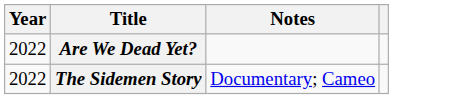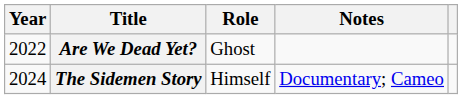+ column: (240, 19)
(28, 78) 2022 -> (28, 78) 2024
